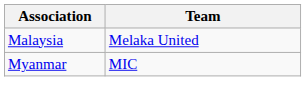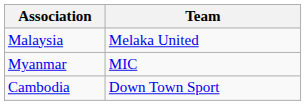+ row: (39, 87)
